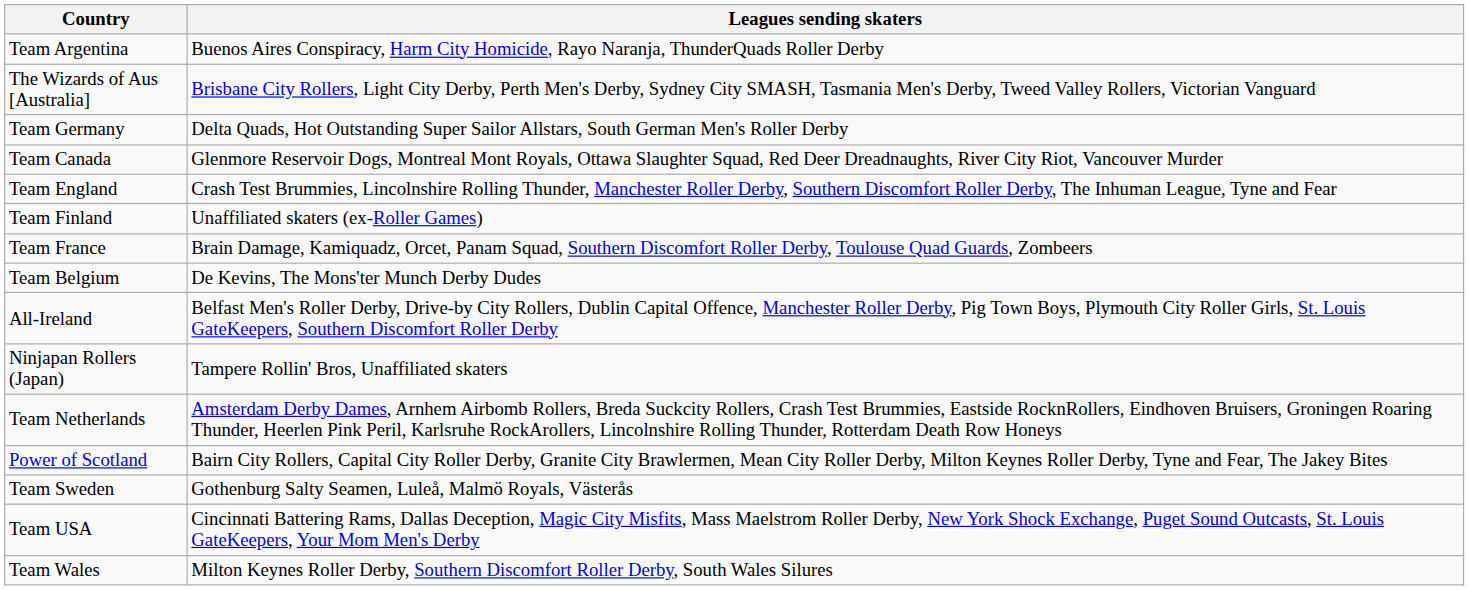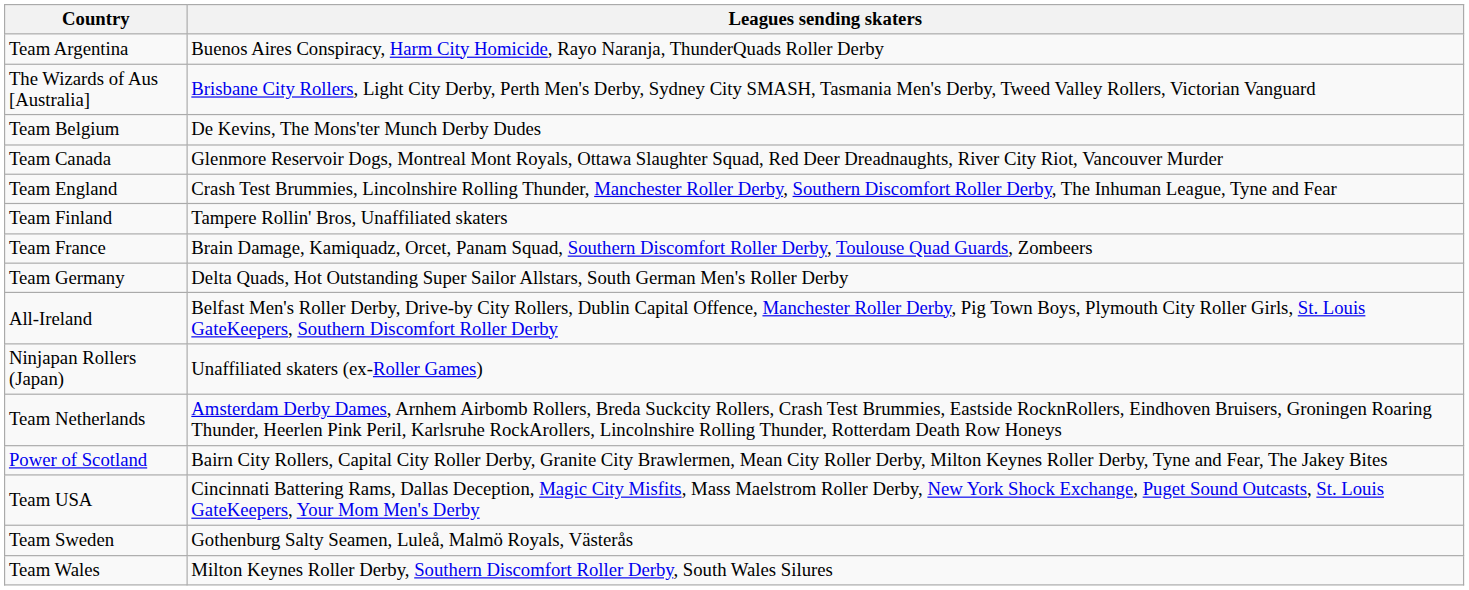rows swapped: (64, 277) <-> (67, 129)
(337, 218) Unaffiliated skaters (ex-Roller Games) -> (349, 218) Tampere Rollin' Bros, Unaffiliated skaters
(349, 368) Tampere Rollin' Bros, Unaffiliated skaters -> (337, 368) Unaffiliated skaters (ex-Roller Games)
rows swapped: (62, 489) <-> (51, 529)
